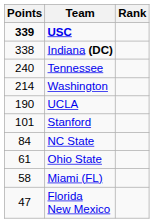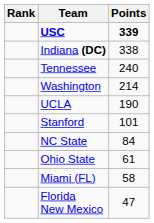columns swapped: (132, 13) <-> (25, 13)
